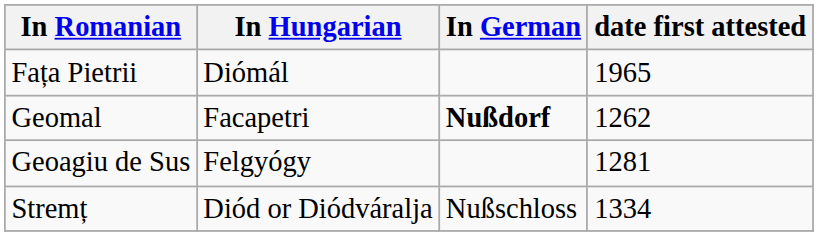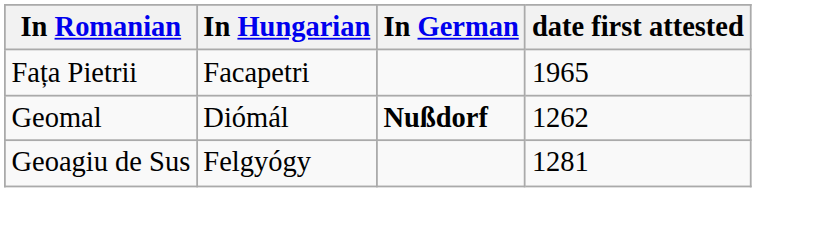(246, 72) Diómál -> (256, 72) Facapetri
(256, 117) Facapetri -> (246, 117) Diómál
- row: (49, 207)
